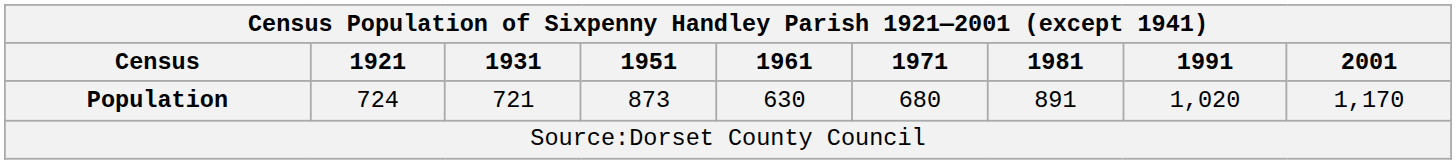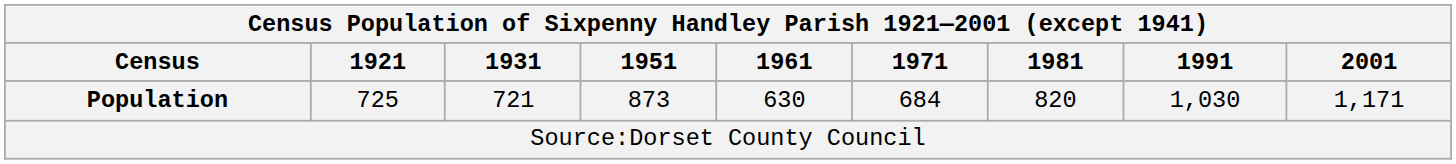(378, 101) 724 -> (378, 101) 725
(920, 101) 680 -> (920, 101) 684
(1055, 101) 891 -> (1055, 101) 820
(1205, 101) 1,020 -> (1205, 101) 1,030
(1369, 101) 1,170 -> (1369, 101) 1,171
